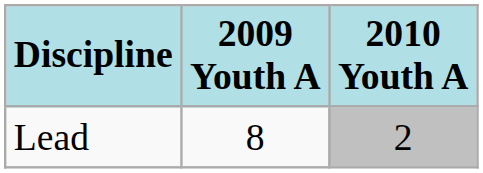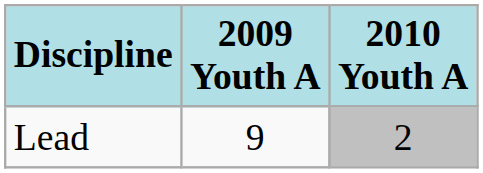(255, 136) 8 -> (255, 136) 9
